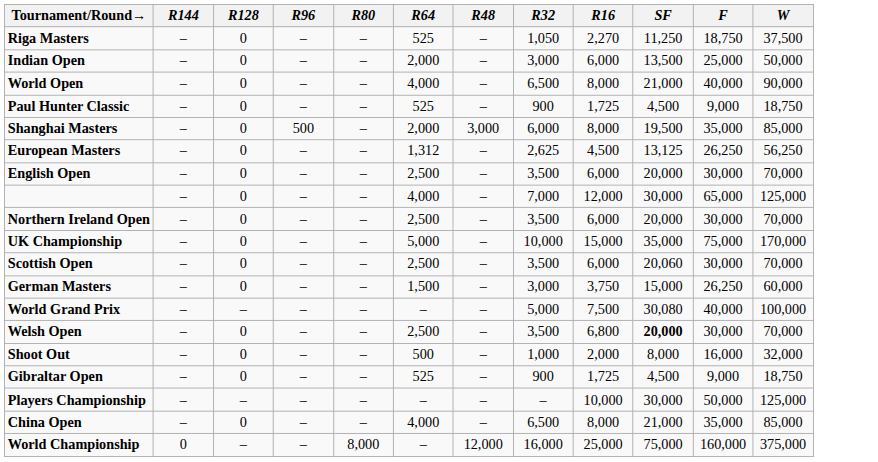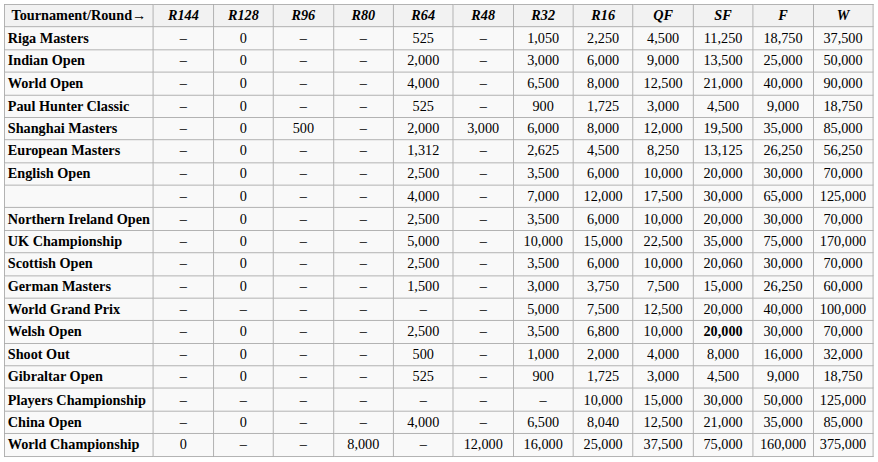+ column: (663, 15)
(603, 38) 2,270 -> (603, 38) 2,250
(663, 309) 30,080 -> (723, 309) 20,000
(603, 422) 8,000 -> (603, 422) 8,040
